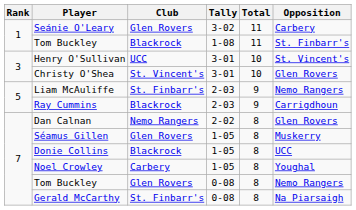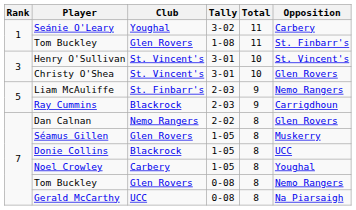(161, 28) Glen Rovers -> (150, 28) Youghal
(156, 43) Blackrock -> (161, 43) Glen Rovers
(139, 58) UCC -> (167, 58) St. Vincent's
(167, 198) St. Finbarr's -> (139, 198) UCC
